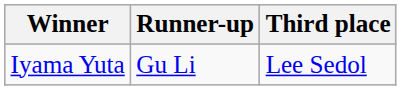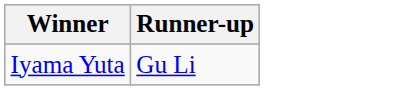- column: (328, 24)
